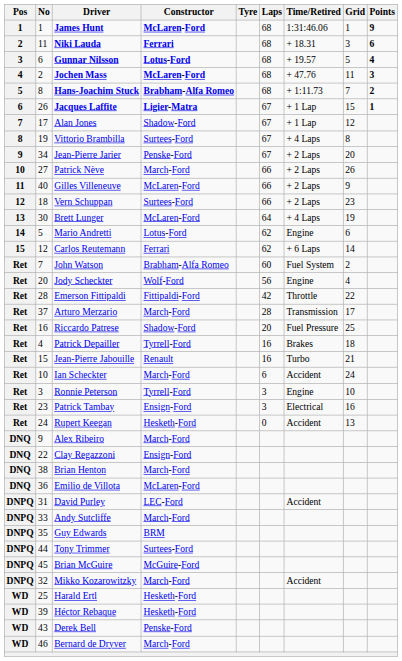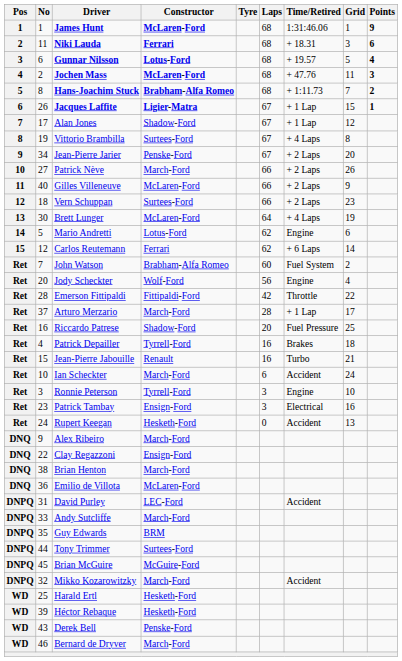(312, 312) Transmission -> (301, 312) + 1 Lap
